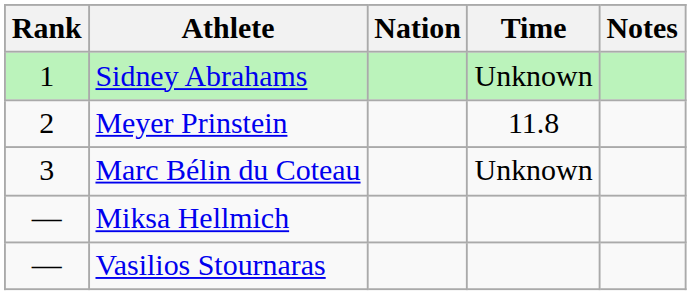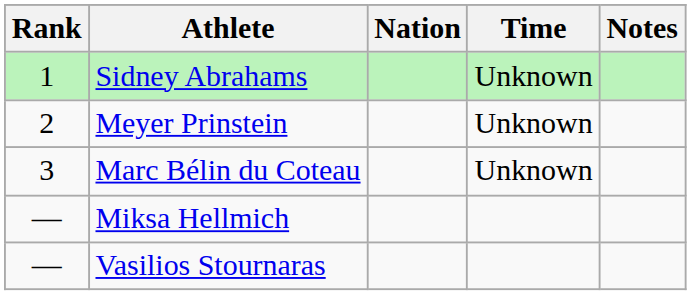(534, 123) 11.8 -> (534, 123) Unknown
